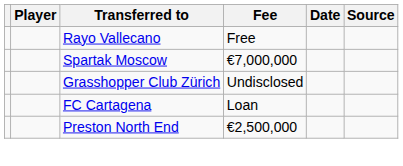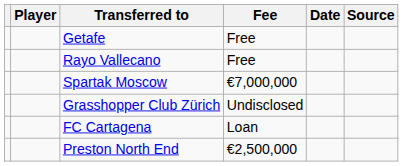+ row: (84, 37)
